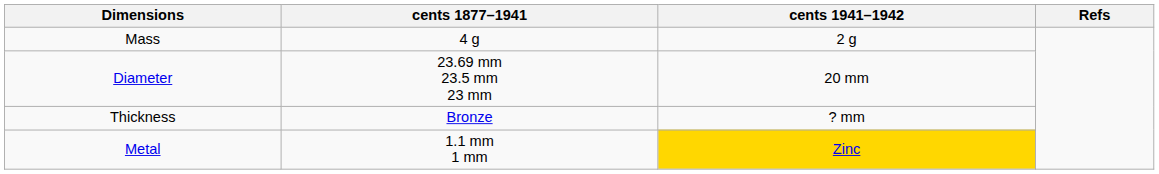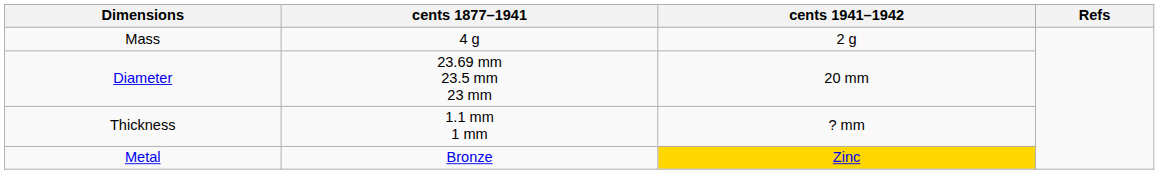(470, 118) Bronze -> (470, 126) 1.1 mm 1 mm
(470, 149) 1.1 mm 1 mm -> (470, 157) Bronze
